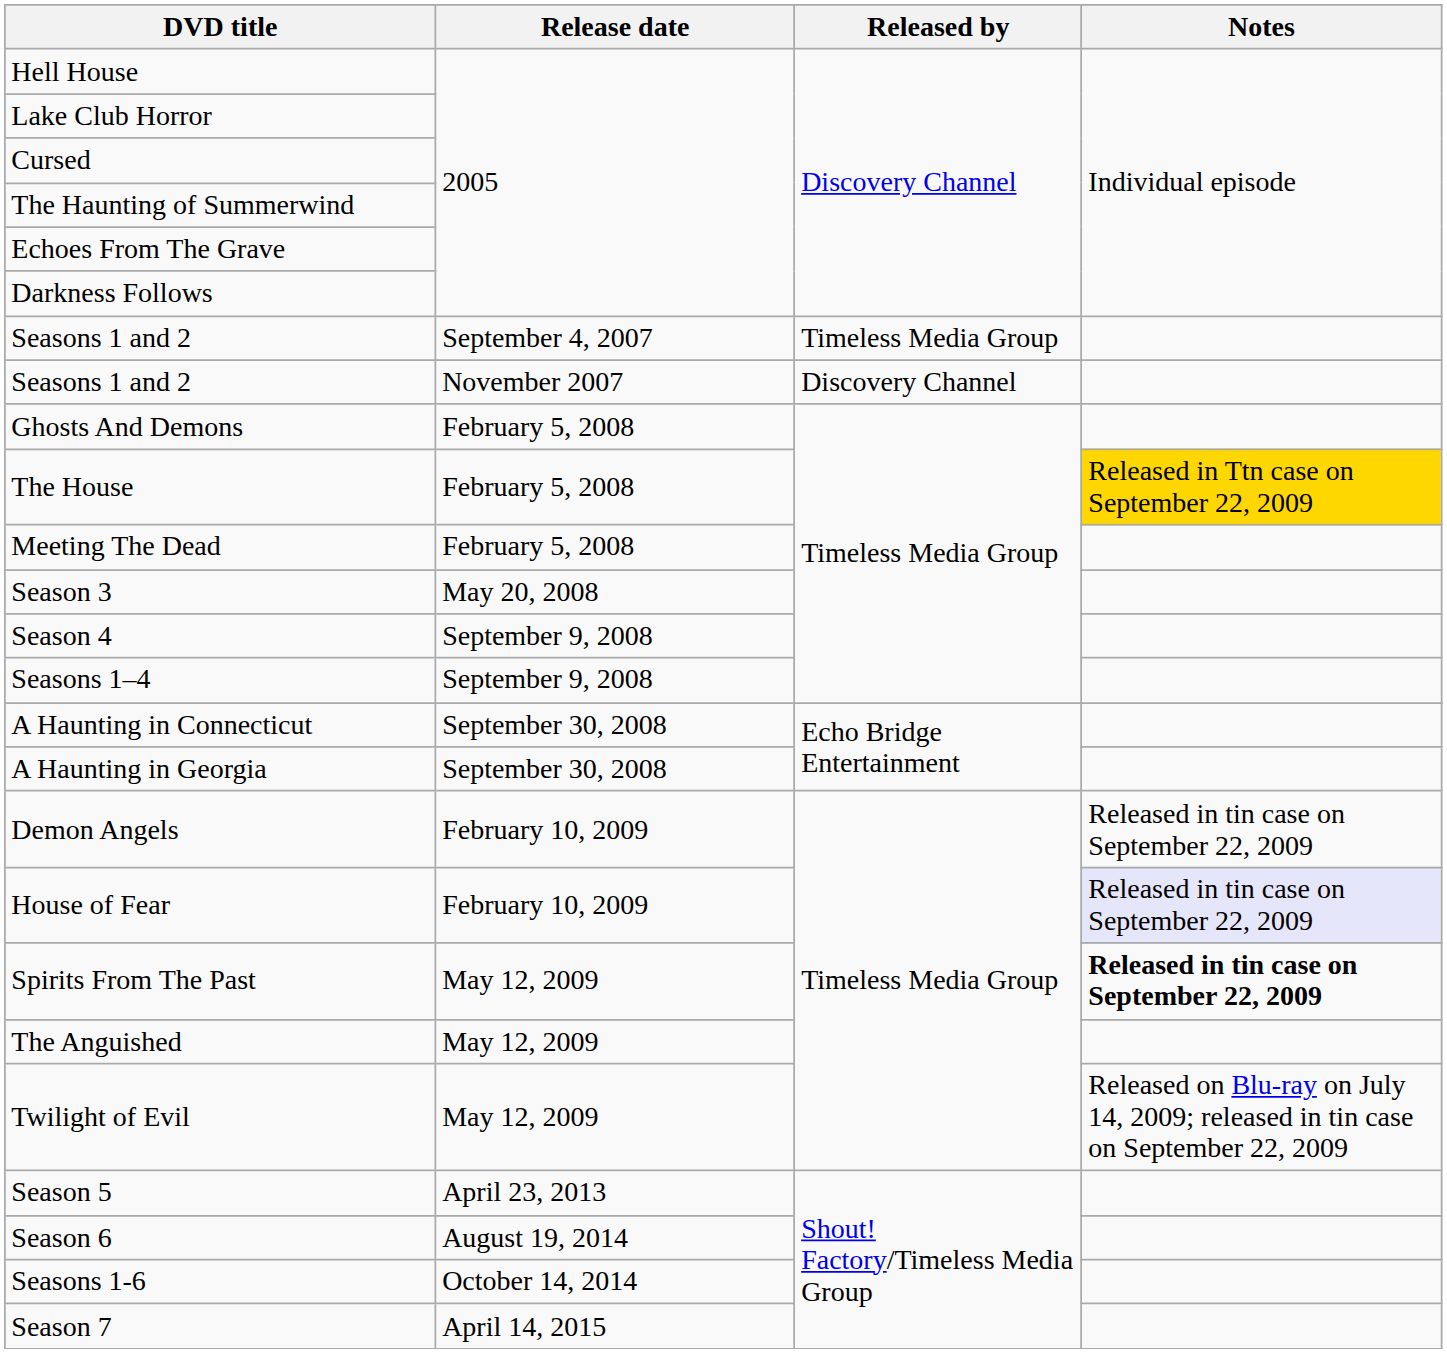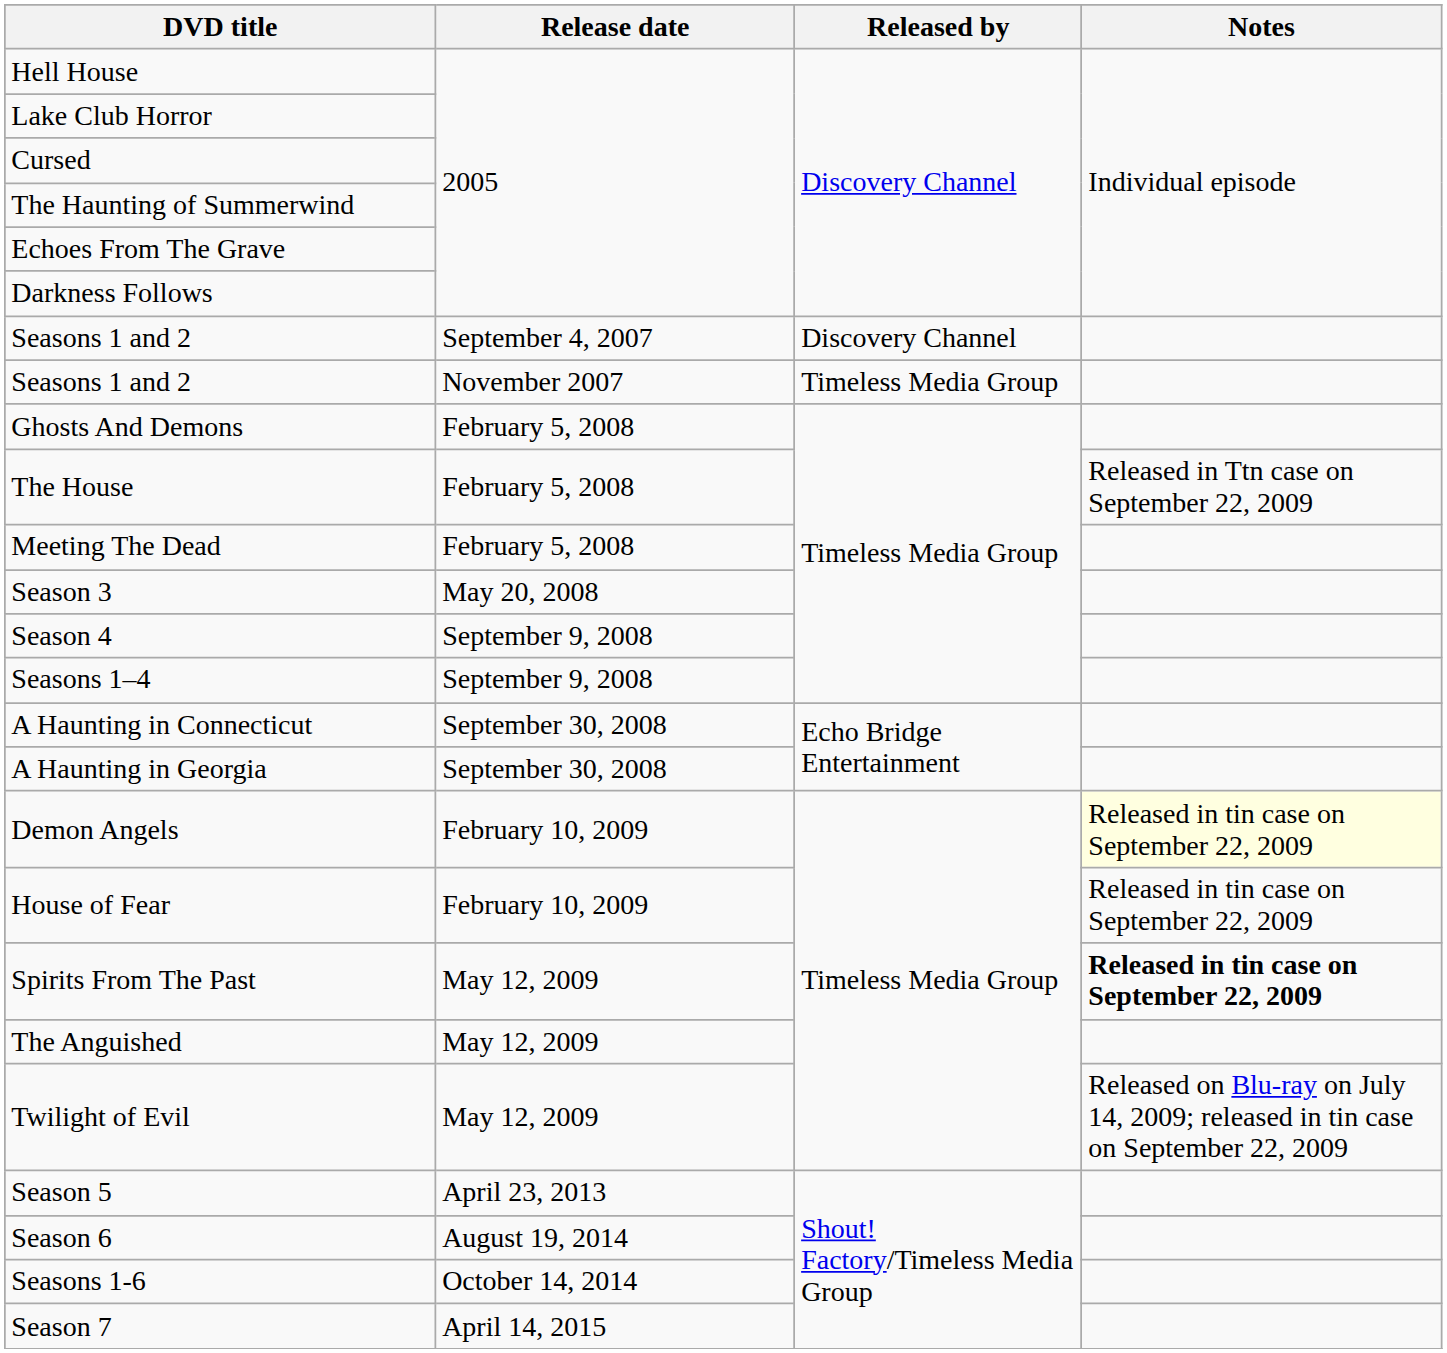(930, 337) Timeless Media Group -> (909, 337) Discovery Channel
(909, 381) Discovery Channel -> (930, 381) Timeless Media Group
(1221, 486) gold background -> (1221, 486) no background
(1217, 828) no background -> (1217, 828) lightyellow background
(1217, 904) lavender background -> (1217, 904) no background
